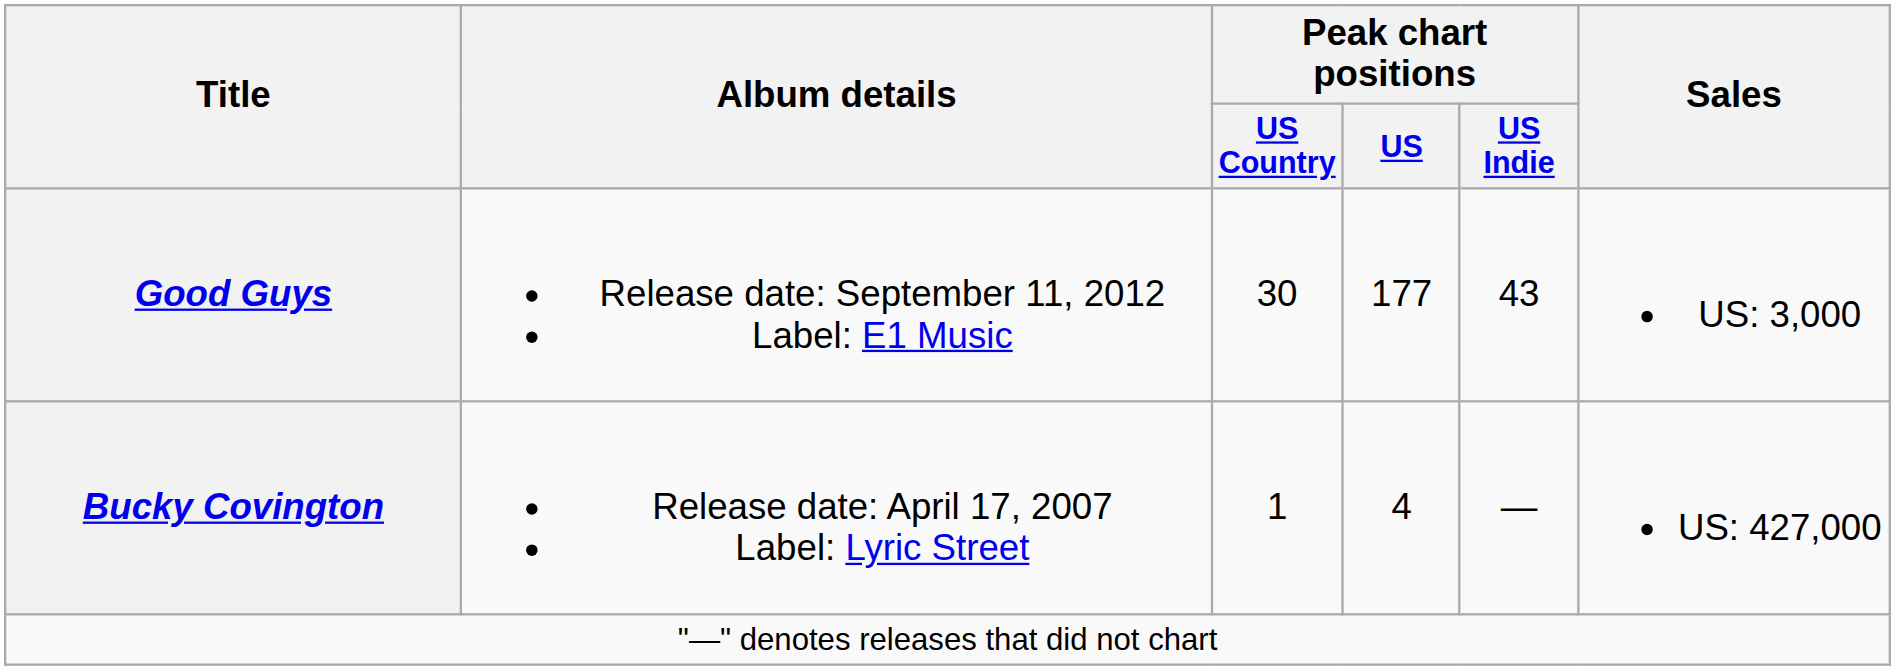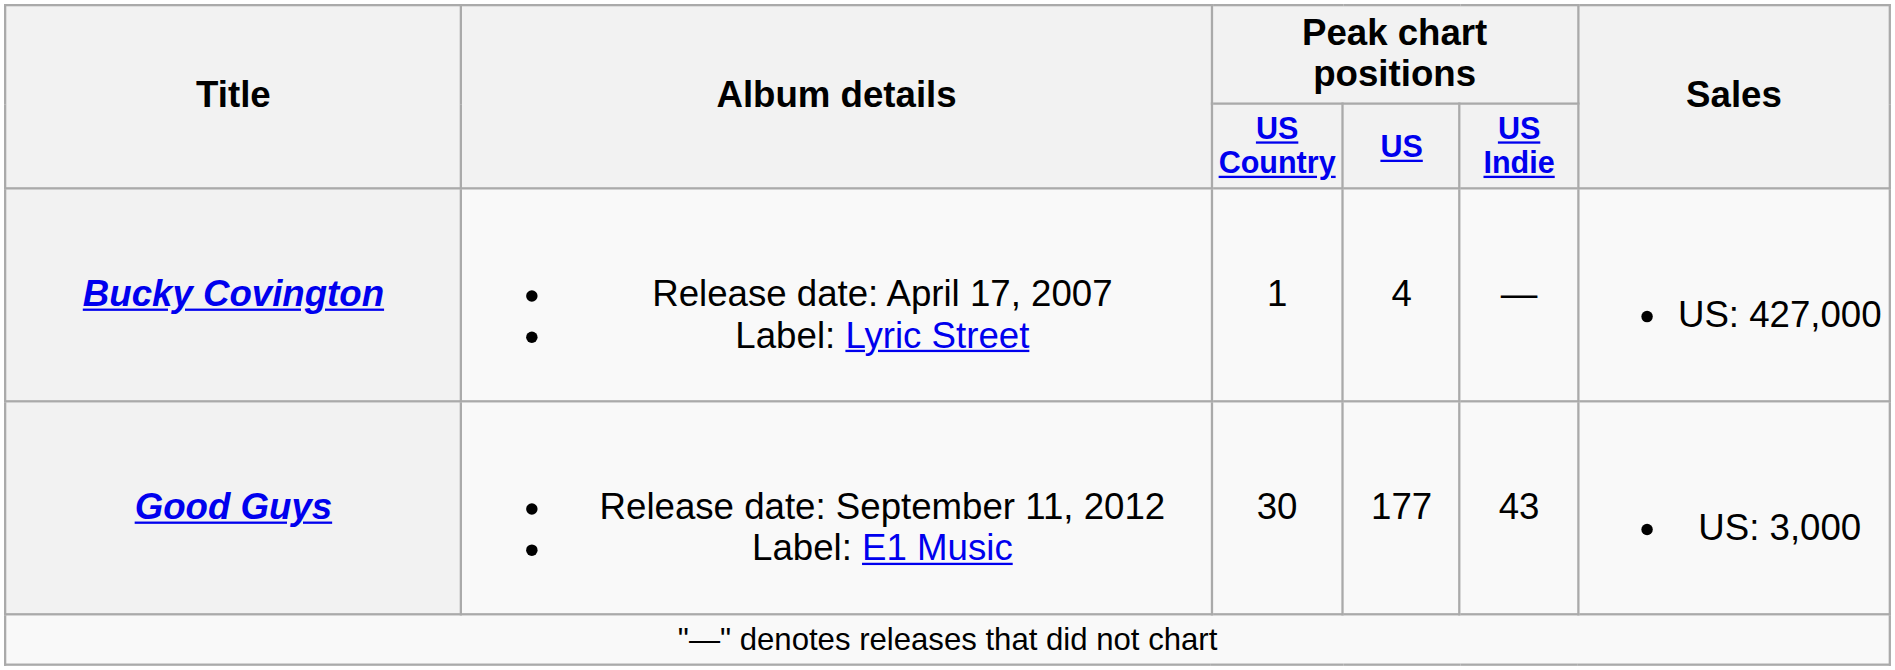rows swapped: (233, 507) <-> (233, 293)
